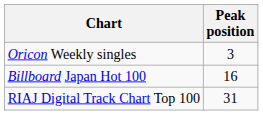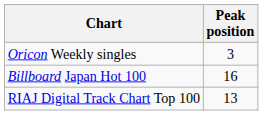(230, 98) 31 -> (230, 98) 13
